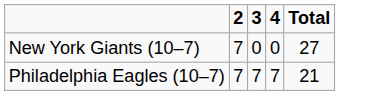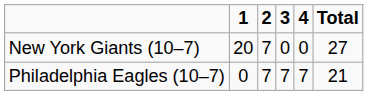+ column: (243, 18)
